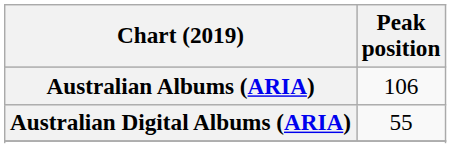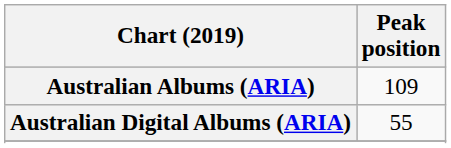(401, 85) 106 -> (401, 85) 109
